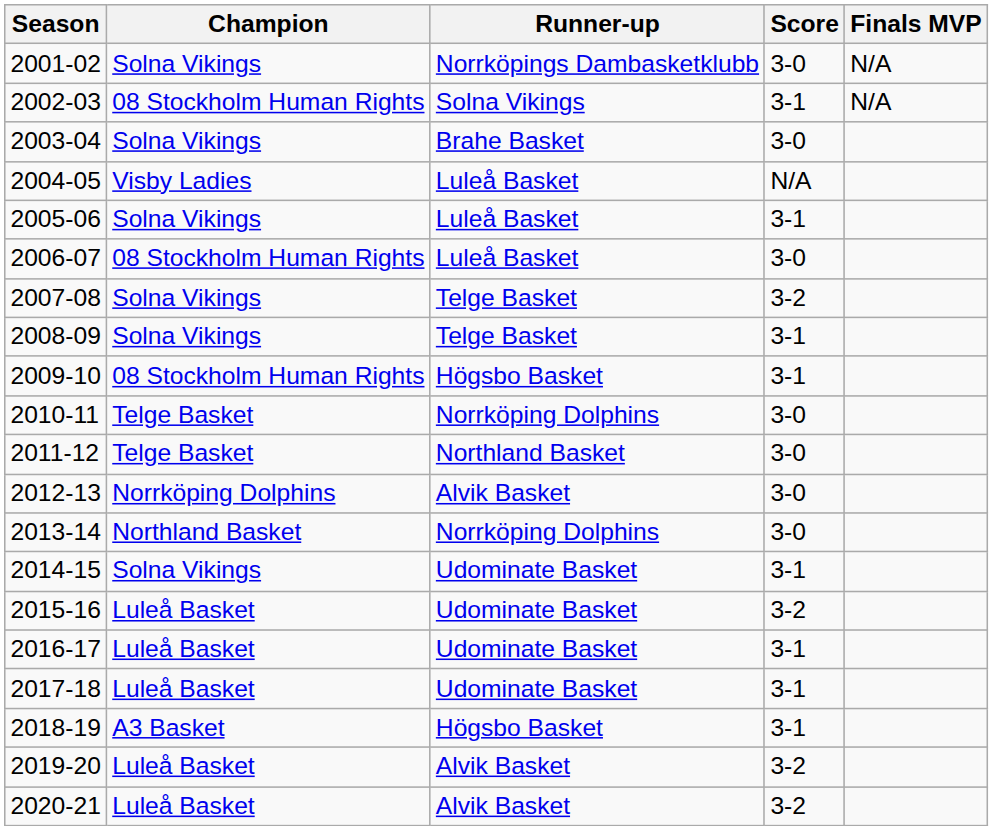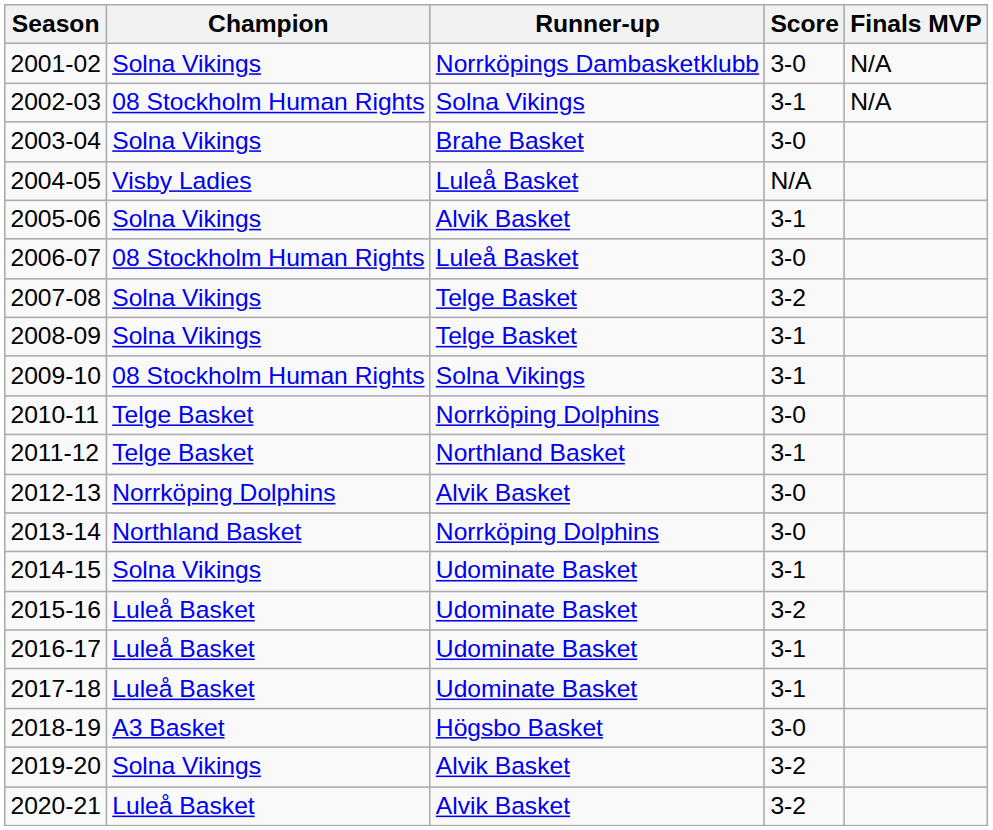(507, 219) Luleå Basket -> (503, 219) Alvik Basket
(519, 375) Högsbo Basket -> (510, 375) Solna Vikings
(788, 453) 3-0 -> (788, 453) 3-1
(788, 727) 3-1 -> (788, 727) 3-0
(183, 766) Luleå Basket -> (187, 766) Solna Vikings
